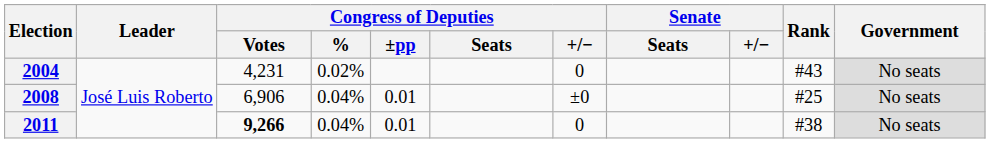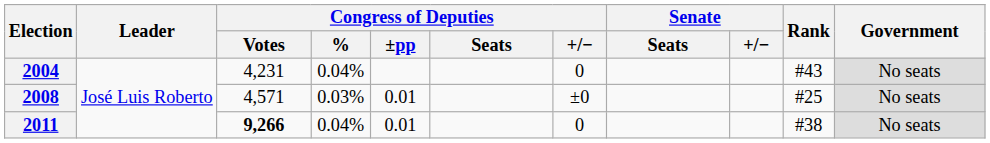(341, 71) 0.02% -> (341, 71) 0.04%
(264, 97) 6,906 -> (264, 97) 4,571
(341, 97) 0.04% -> (341, 97) 0.03%
